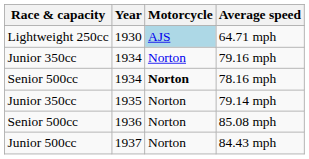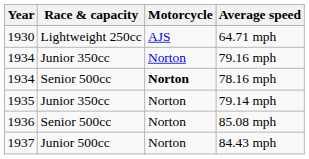columns swapped: (128, 15) <-> (58, 15)
(159, 36) lightblue background -> (159, 36) no background
